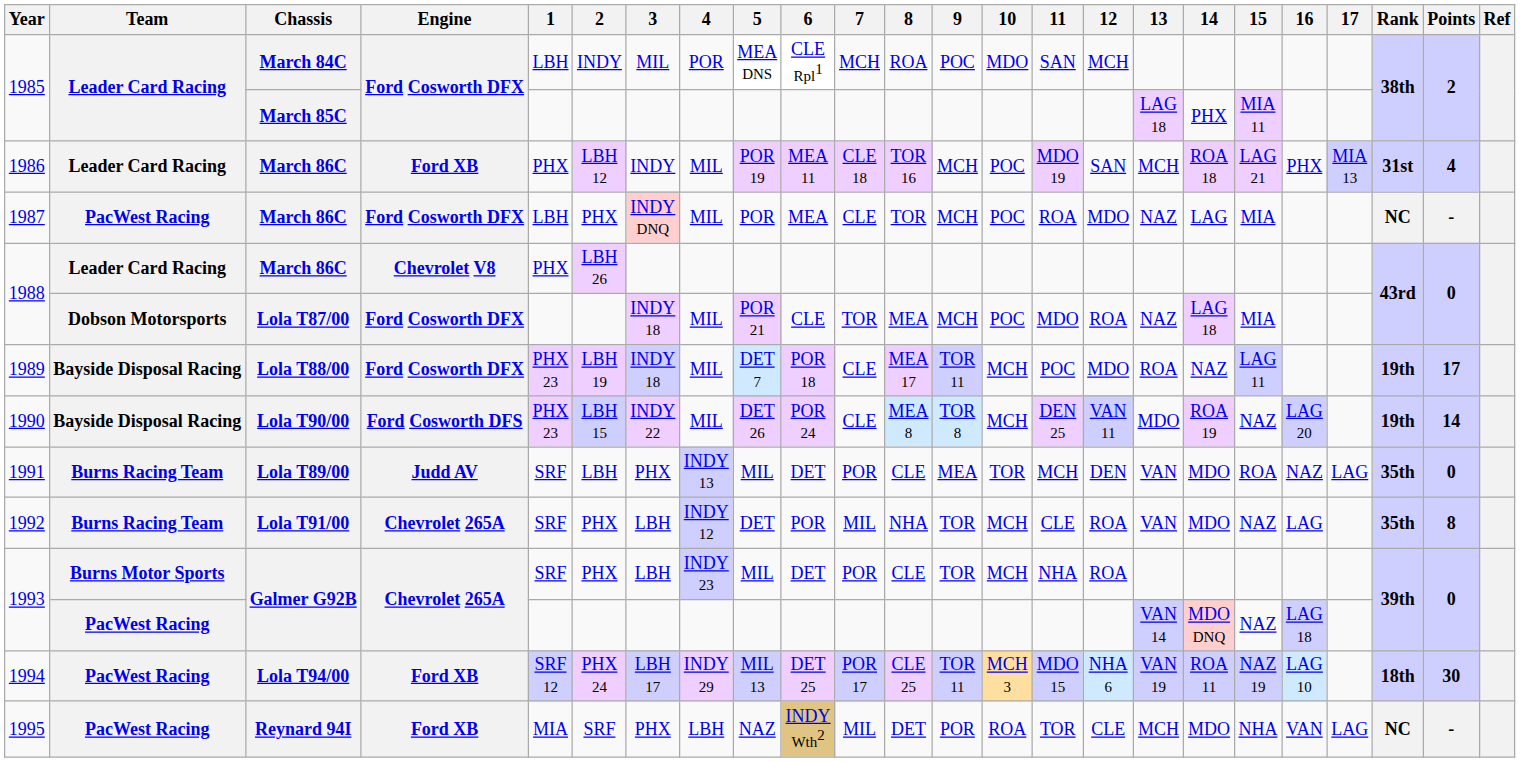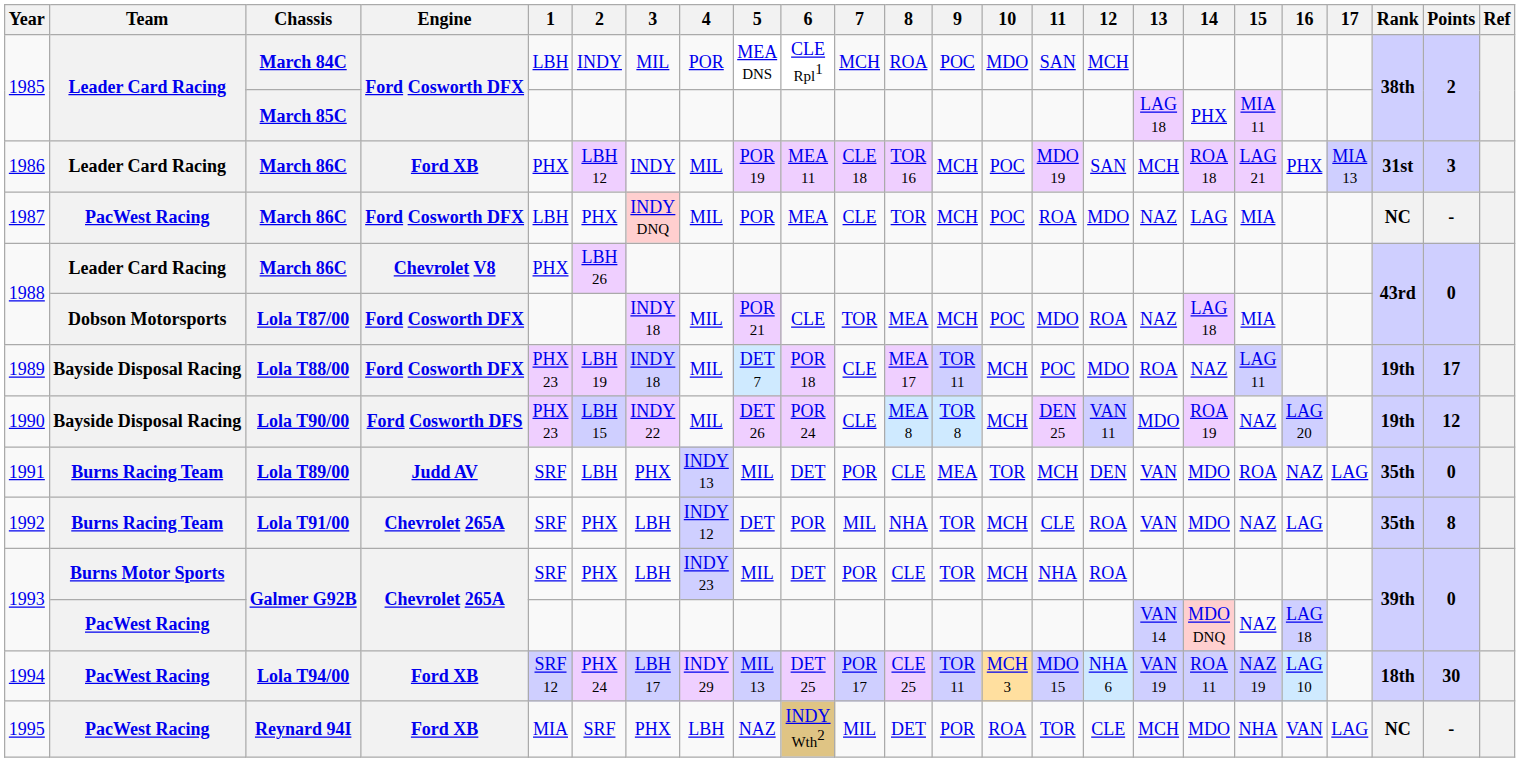(1451, 166) 4 -> (1451, 166) 3
(1451, 421) 14 -> (1451, 421) 12
